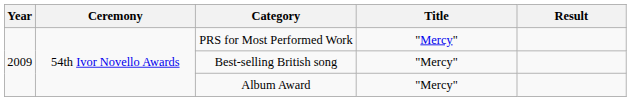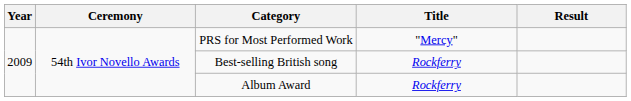(436, 62) "Mercy" -> (436, 62) Rockferry
(436, 85) "Mercy" -> (436, 85) Rockferry
